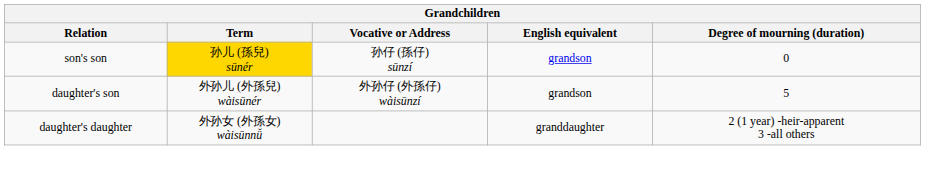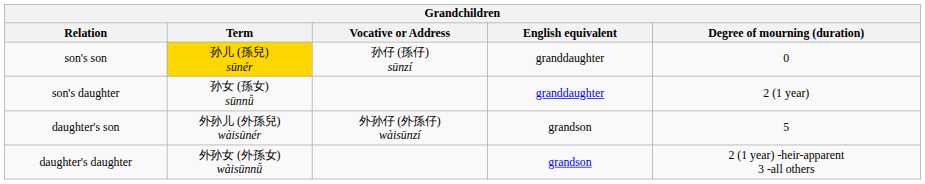(570, 59) grandson -> (570, 59) granddaughter
+ row: (86, 93)
(570, 127) granddaughter -> (570, 162) grandson
